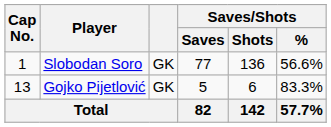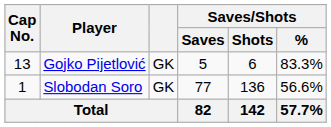rows swapped: (93, 63) <-> (94, 87)
